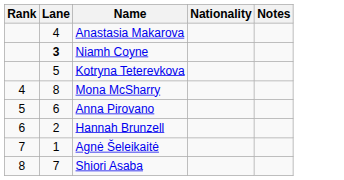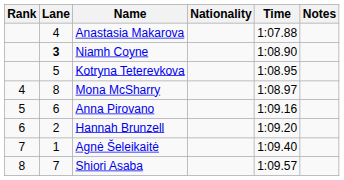+ column: (277, 14)
